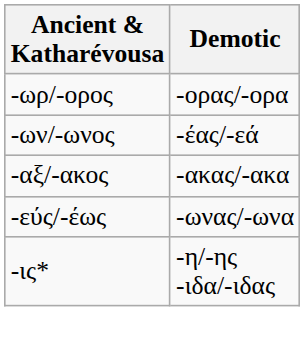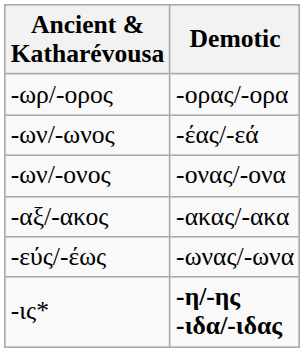+ row: (61, 175)
(226, 270) normal -> (229, 311) bold
